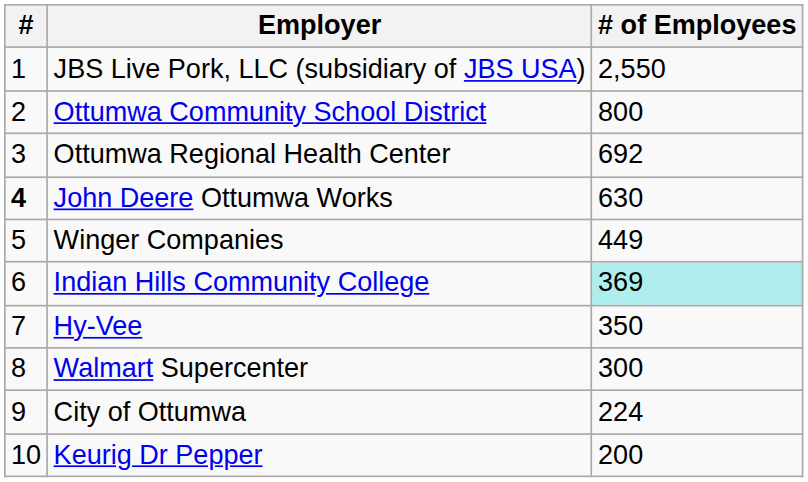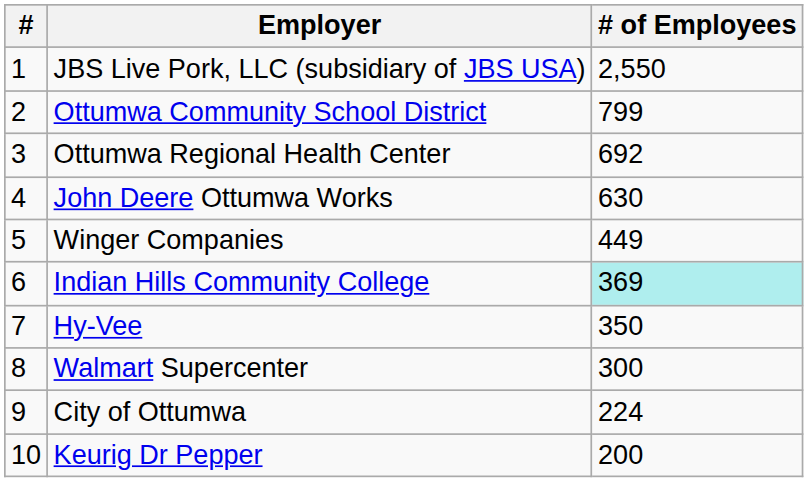(621, 111) 800 -> (621, 111) 799
(19, 197) bold -> (19, 197) normal
